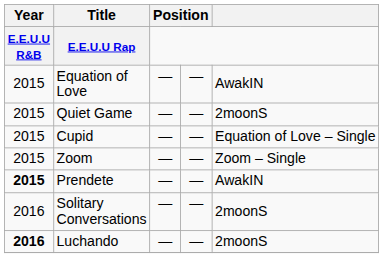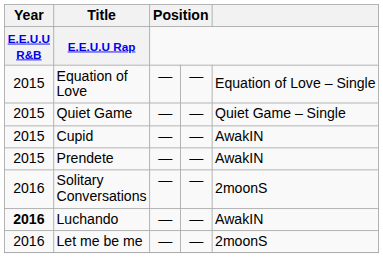(239, 84) AwakIN -> (295, 84) Equation of Love – Single
(241, 114) 2moonS -> (280, 114) Quiet Game – Single
(295, 136) Equation of Love – Single -> (239, 136) AwakIN
- row: (75, 158)
(29, 181) bold -> (29, 158) normal
(241, 241) 2moonS -> (239, 219) AwakIN
+ row: (100, 241)
